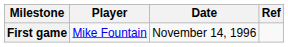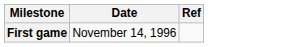- column: (110, 13)
